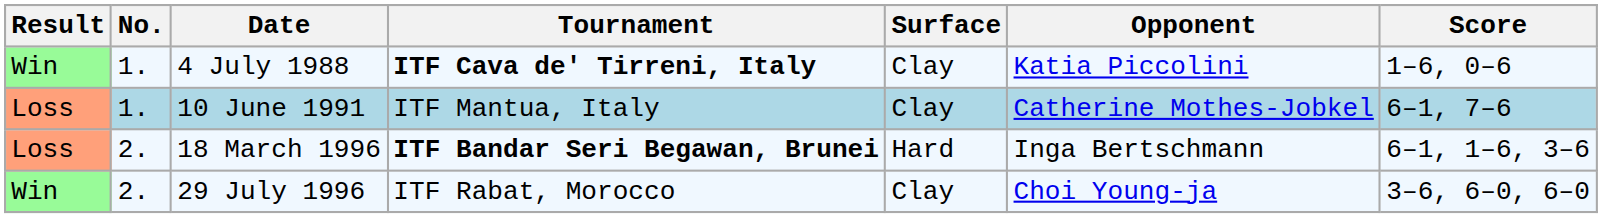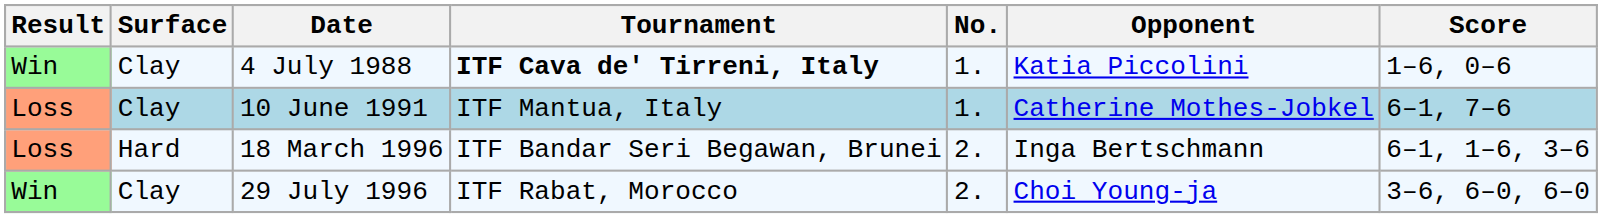columns swapped: (141, 25) <-> (946, 25)
(636, 150) bold -> (699, 150) normal
